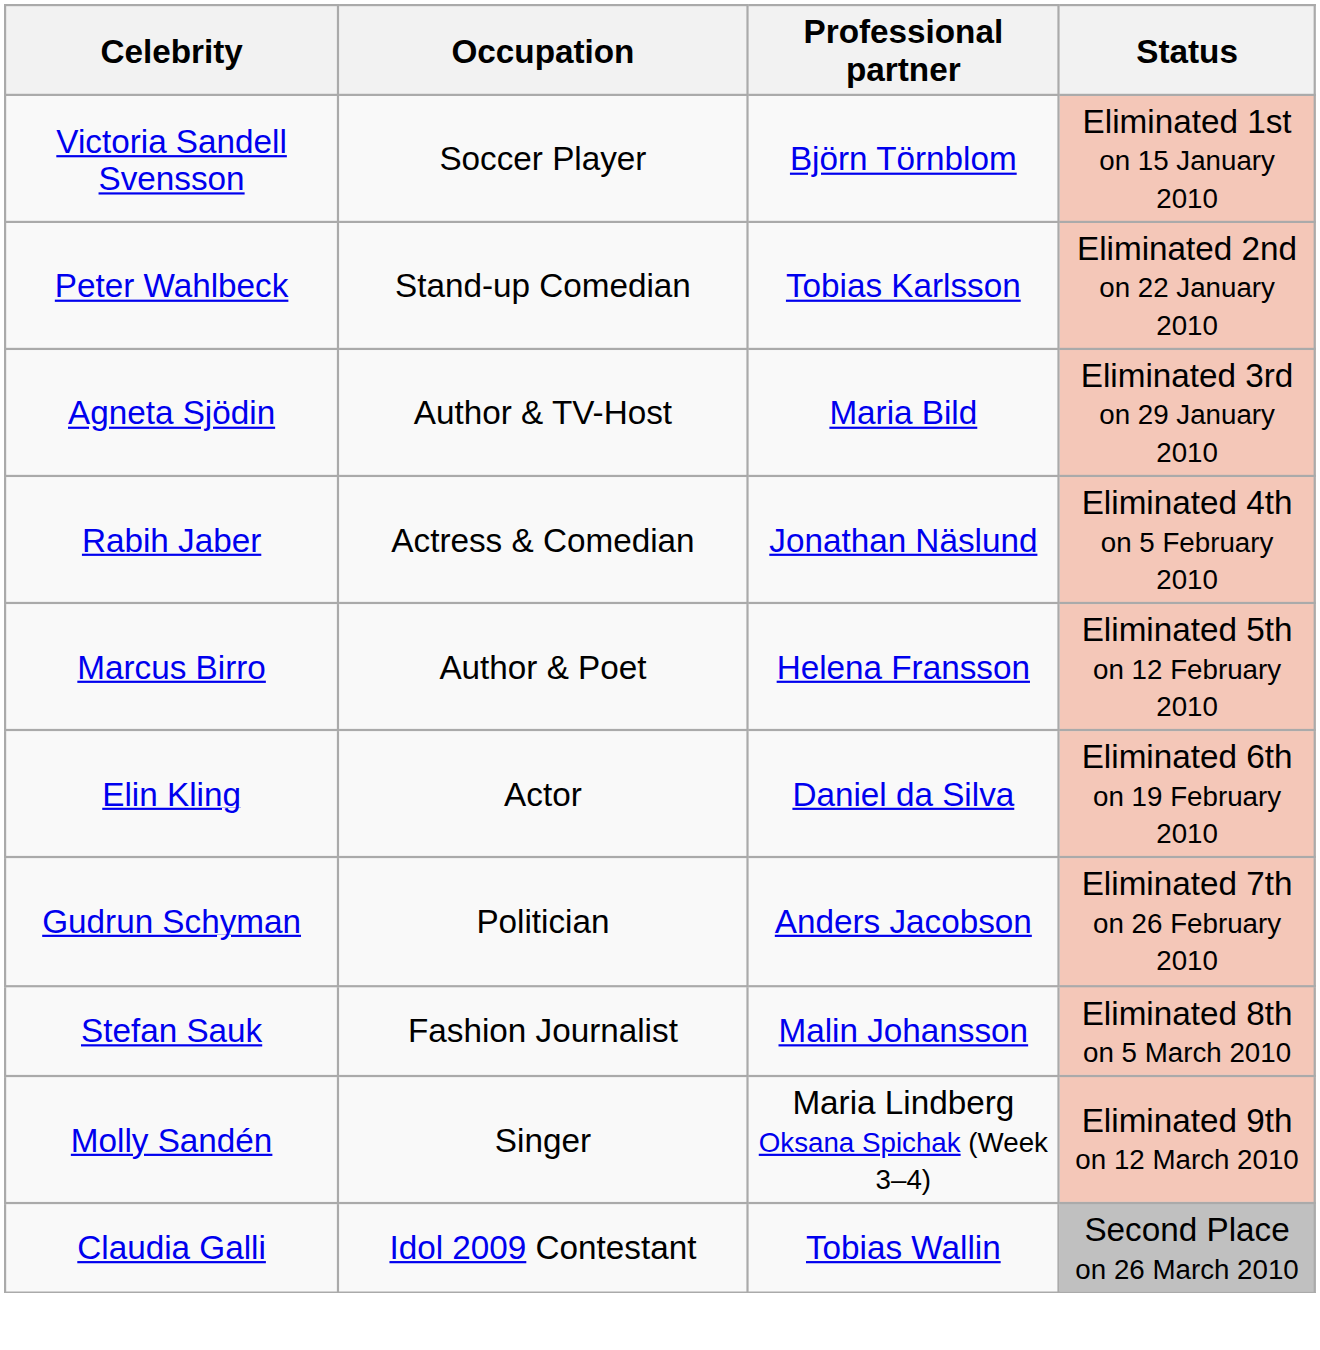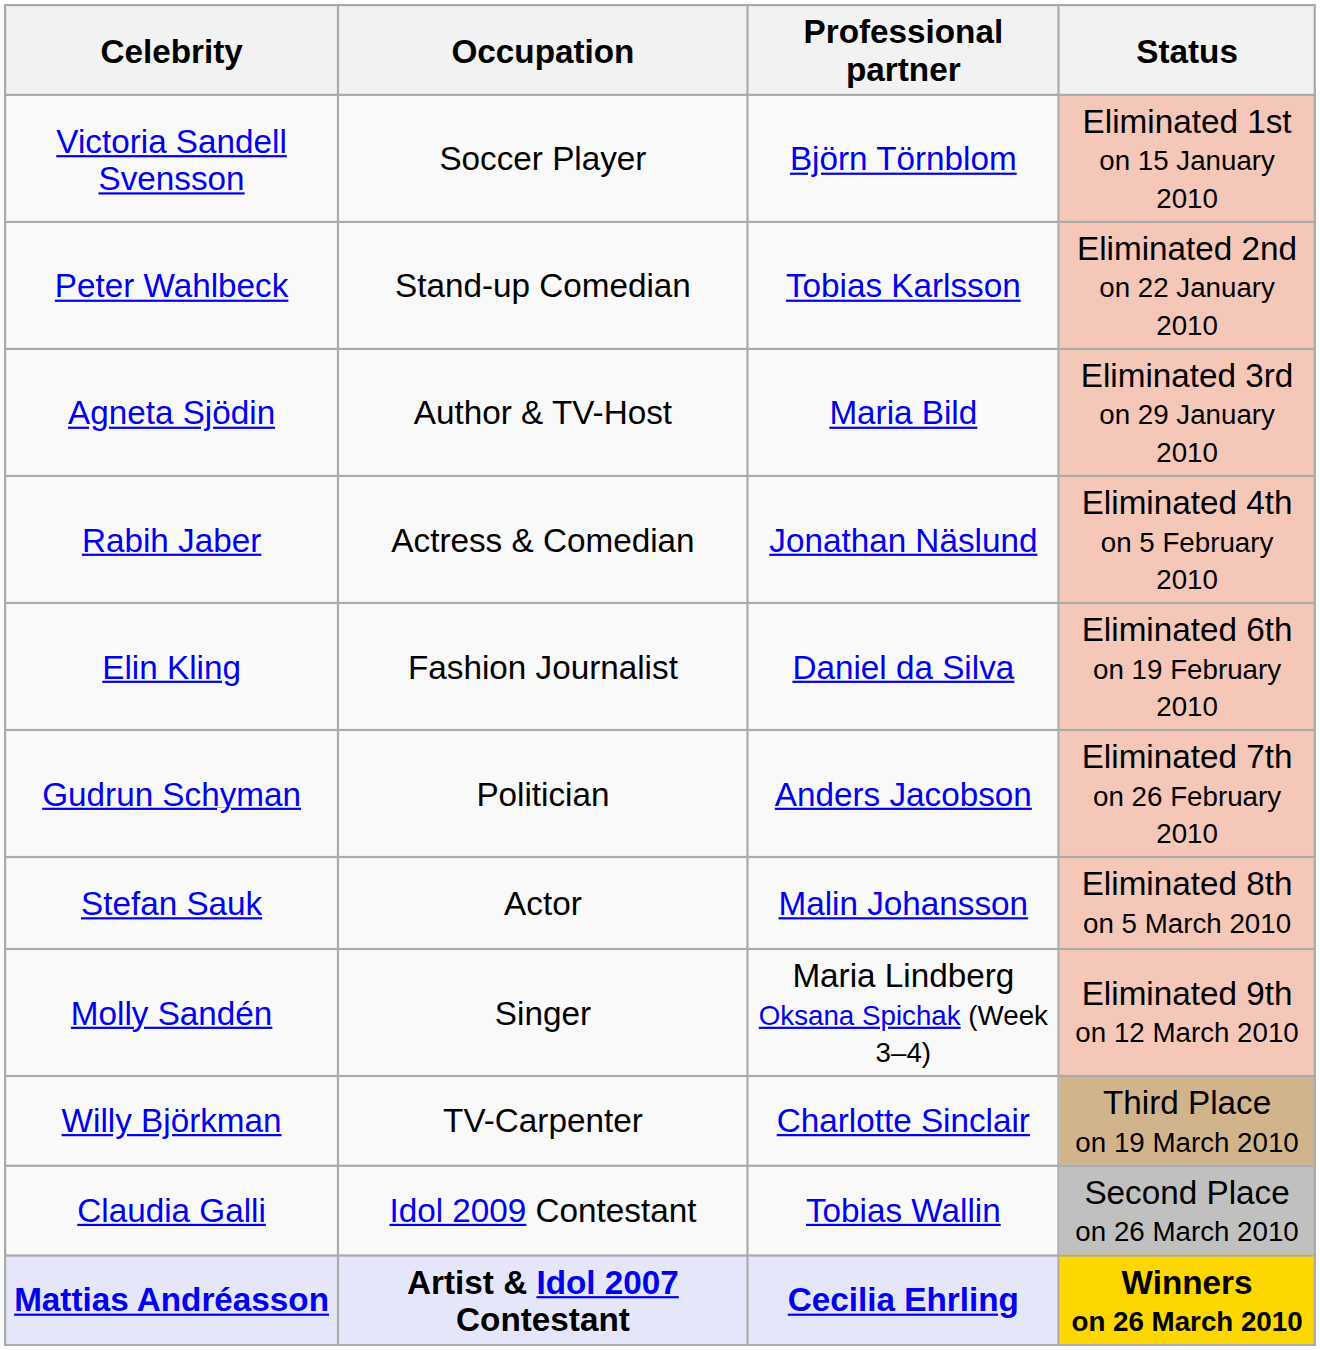- row: (172, 667)
(543, 795) Actor -> (543, 667) Fashion Journalist
(543, 1030) Fashion Journalist -> (543, 903) Actor
+ row: (172, 1120)
+ row: (172, 1300)
